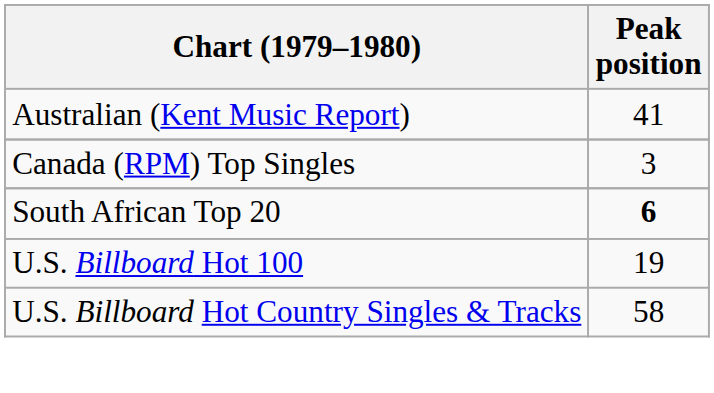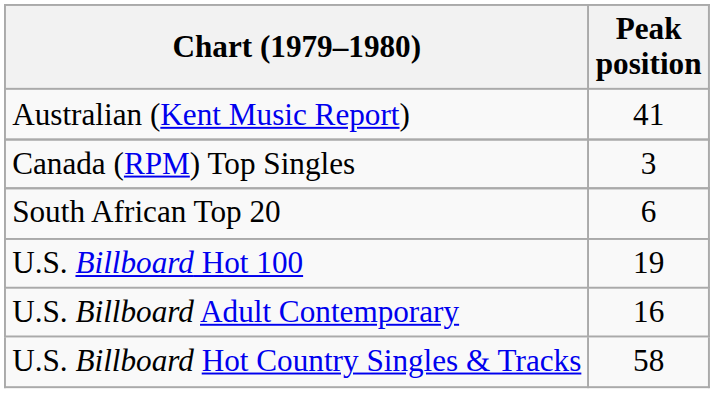(649, 212) bold -> (649, 212) normal
+ row: (236, 311)
